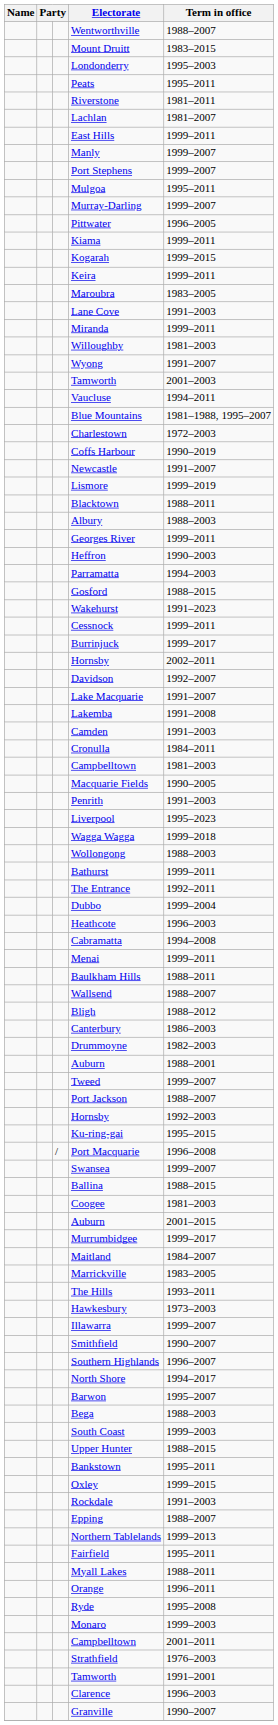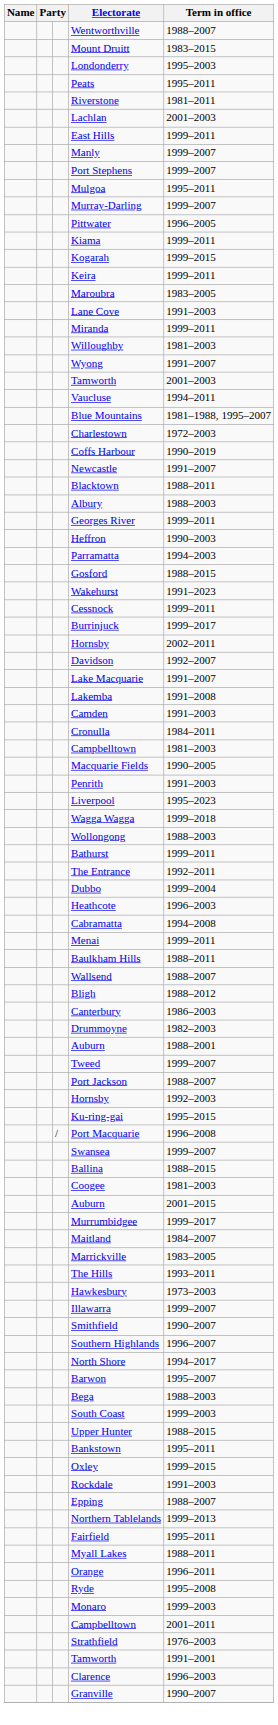(191, 118) 1981–2007 -> (191, 118) 2001–2003
- row: (60, 486)
